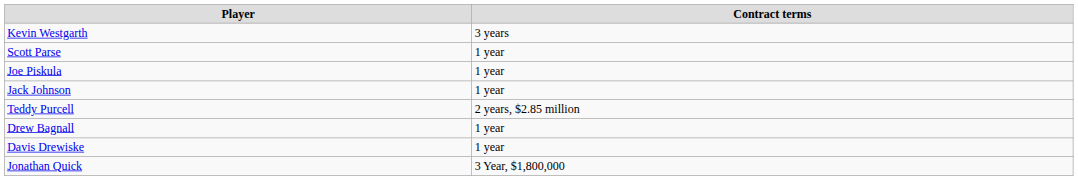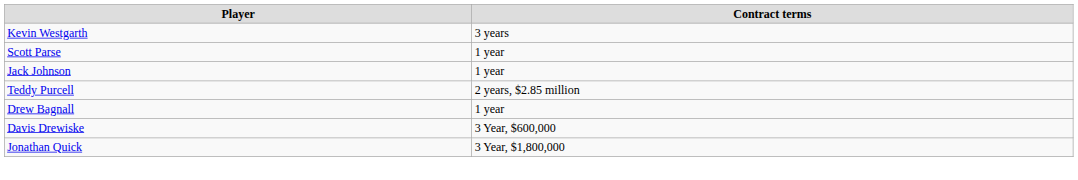- row: (34, 71)
(490, 147) 1 year -> (515, 128) 3 Year, $600,000
